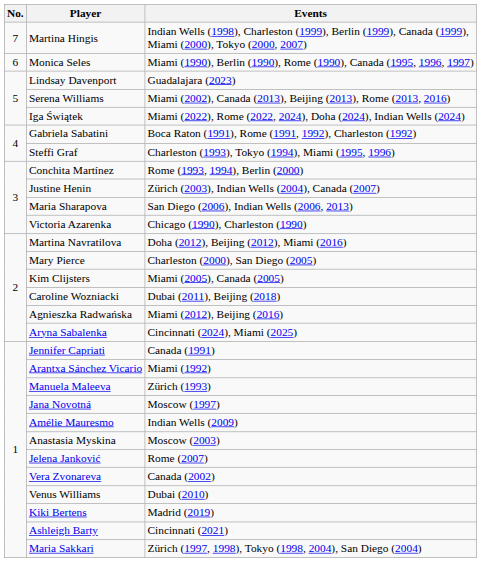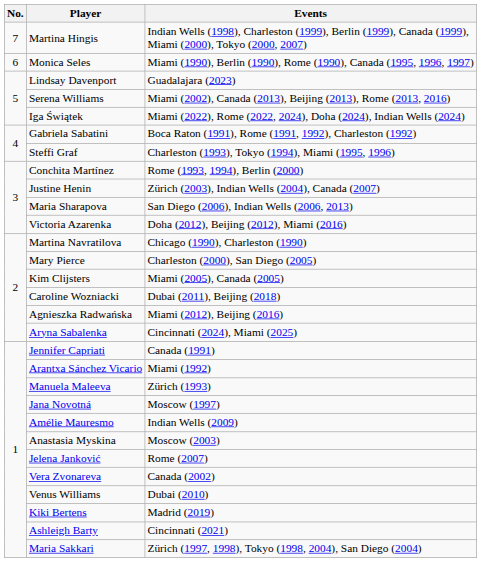(227, 224) Chicago (1990), Charleston (1990) -> (247, 224) Doha (2012), Beijing (2012), Miami (2016)
(247, 242) Doha (2012), Beijing (2012), Miami (2016) -> (227, 242) Chicago (1990), Charleston (1990)
